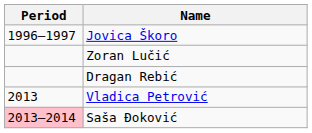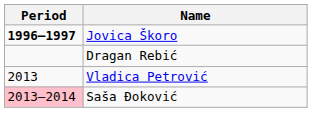(42, 35) normal -> (42, 35) bold
- row: (128, 56)
